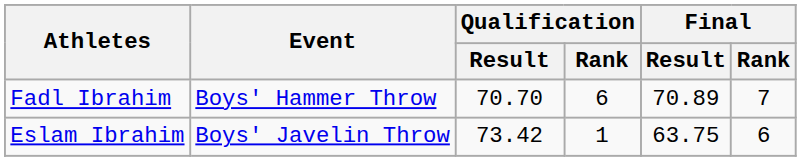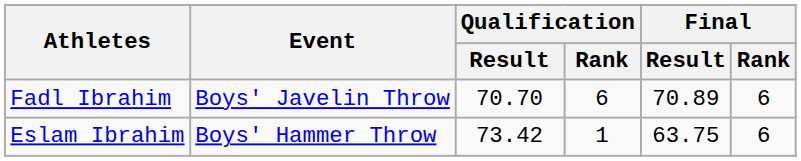(316, 99) Boys' Hammer Throw -> (323, 99) Boys' Javelin Throw
(764, 99) 7 -> (764, 99) 6
(323, 136) Boys' Javelin Throw -> (316, 136) Boys' Hammer Throw
